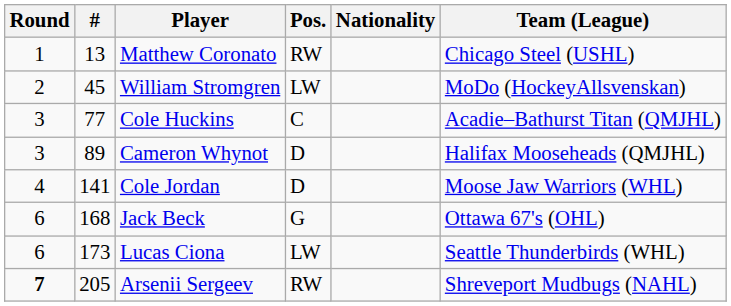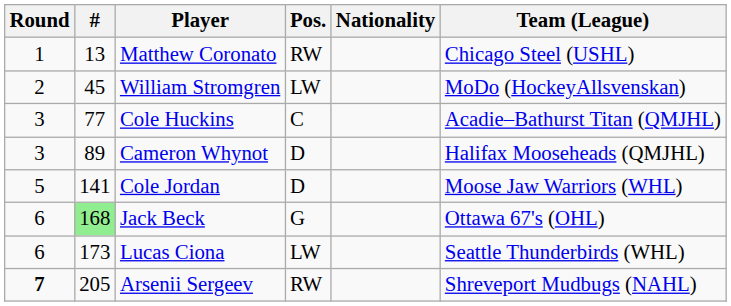(40, 185) 4 -> (40, 185) 5
(95, 218) no background -> (95, 218) lightgreen background
